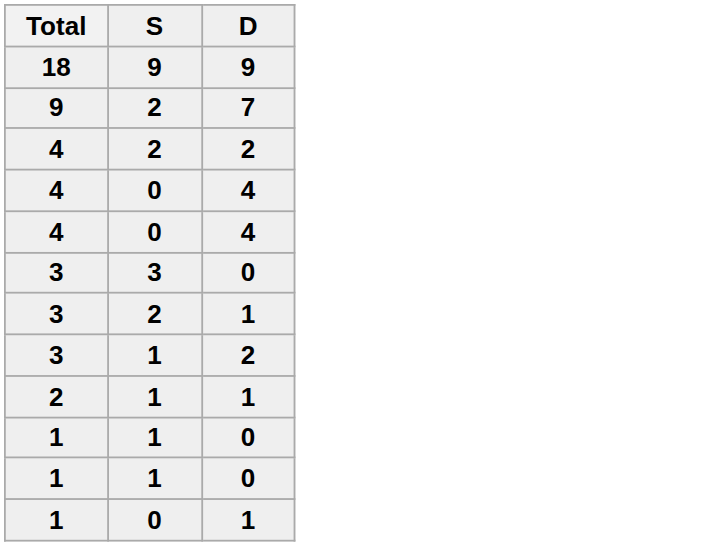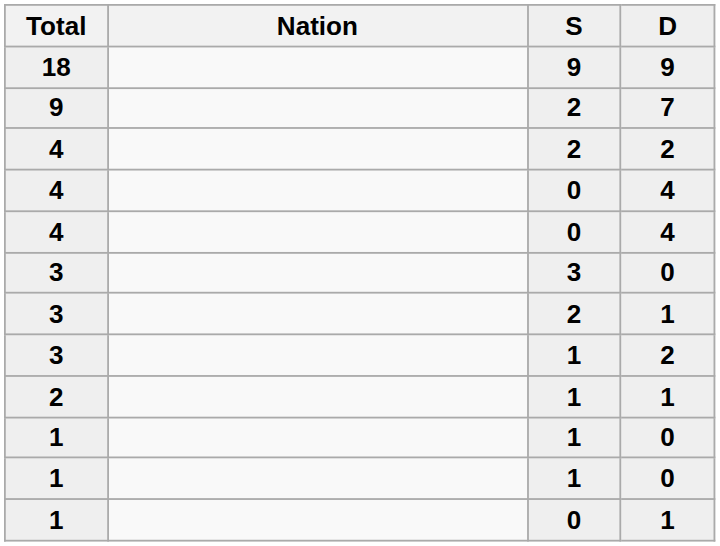+ column: (317, 26)
